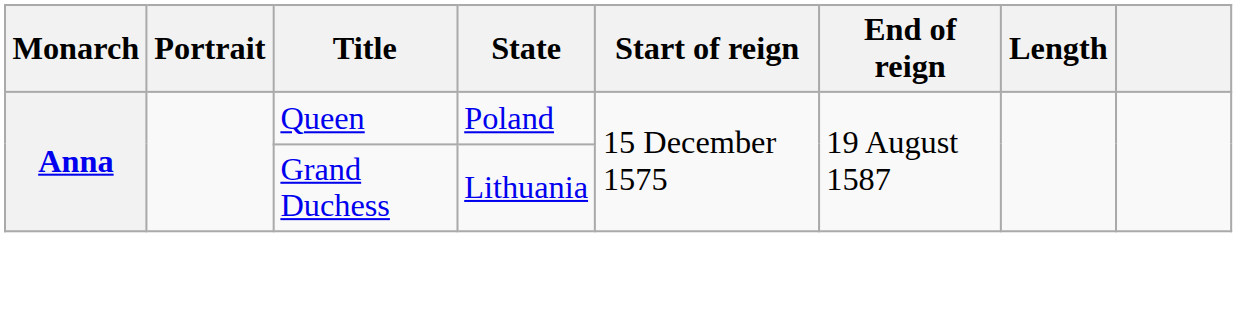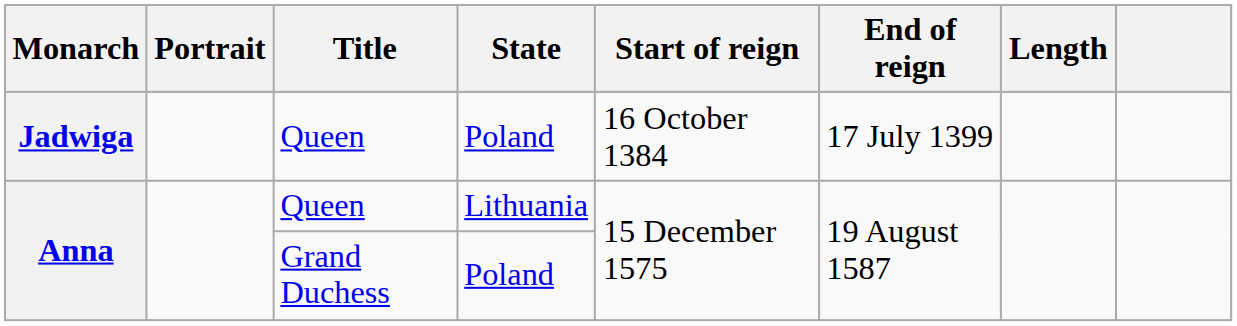+ row: (76, 135)
(509, 117) Poland -> (526, 205) Lithuania
(526, 187) Lithuania -> (509, 274) Poland
